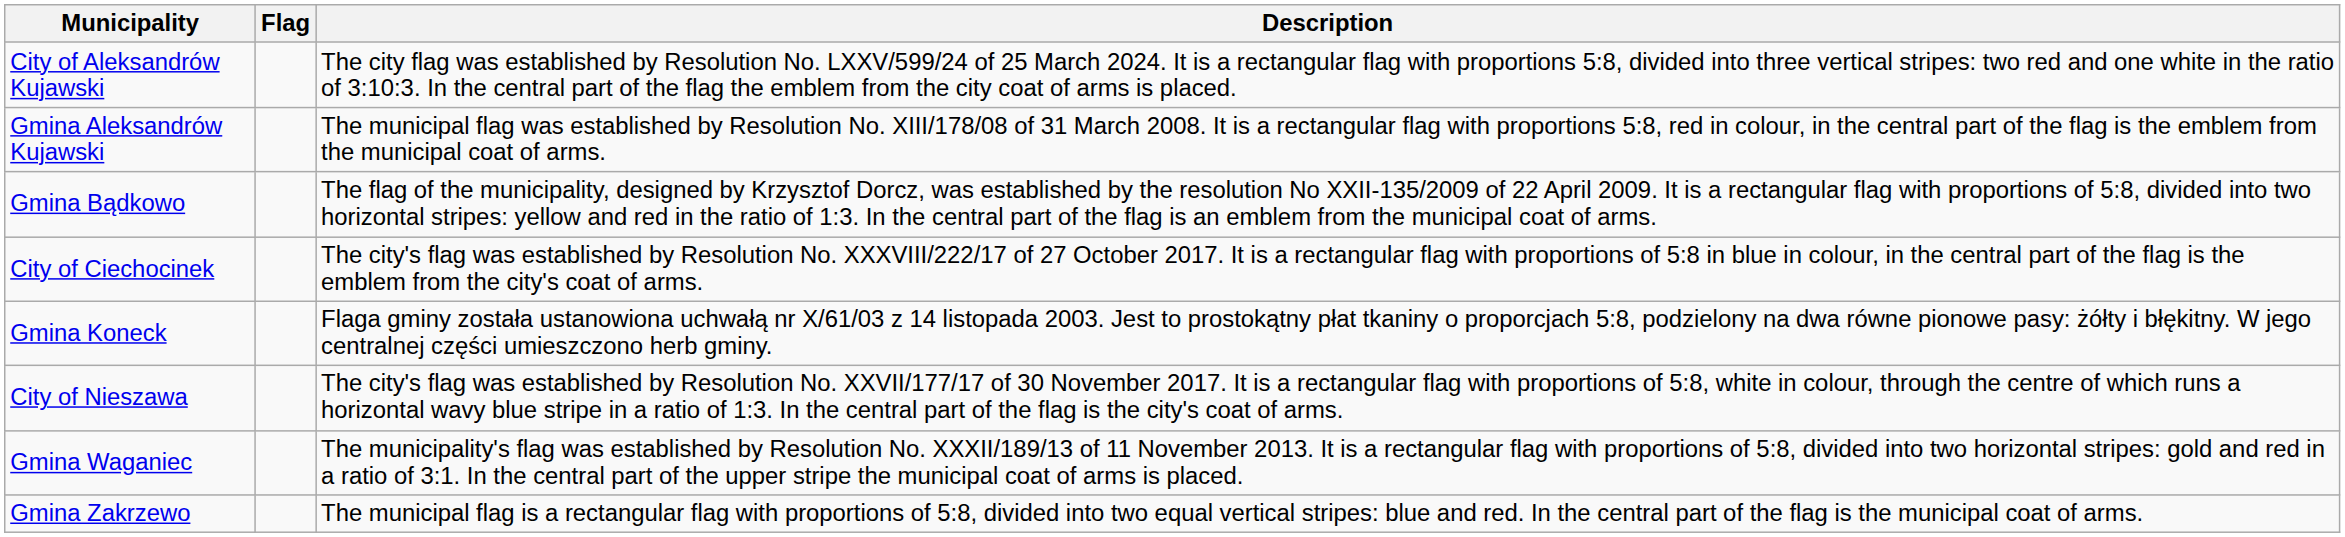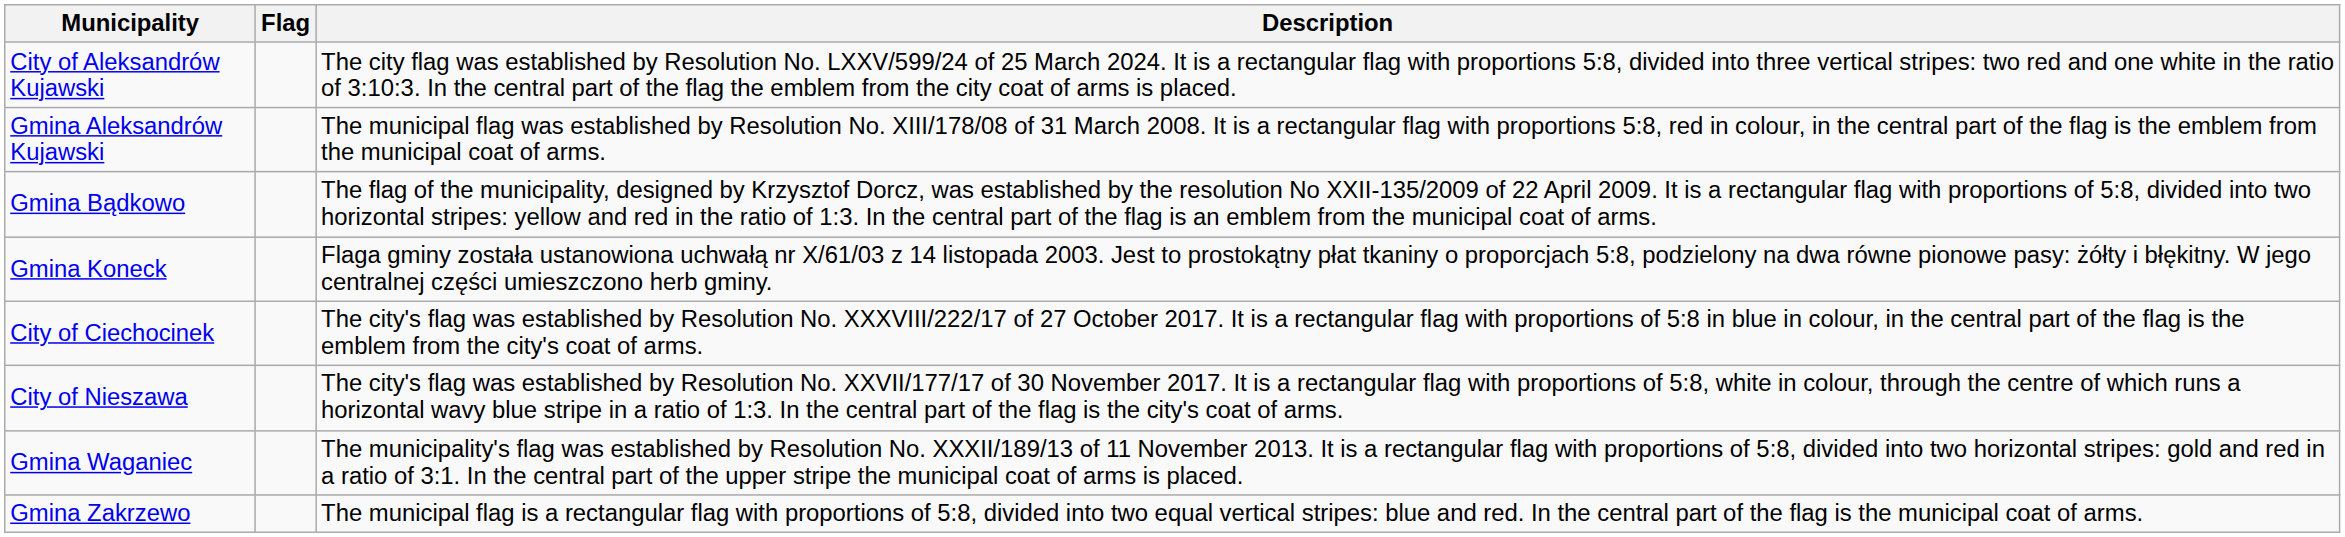rows swapped: (112, 268) <-> (88, 333)
